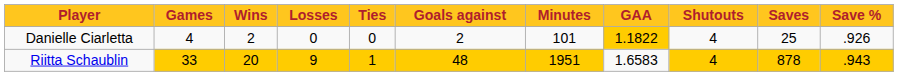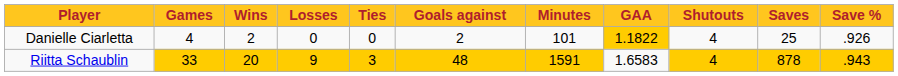(372, 60) 1 -> (372, 60) 3
(564, 60) 1951 -> (564, 60) 1591
